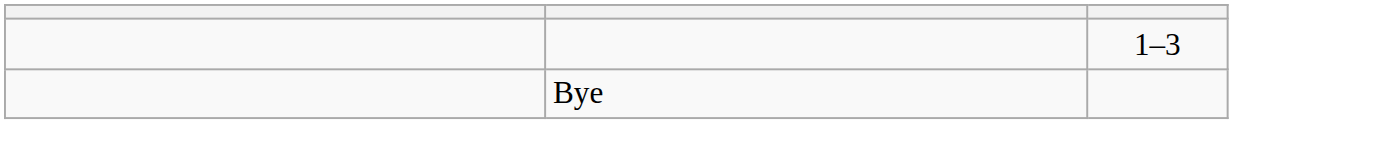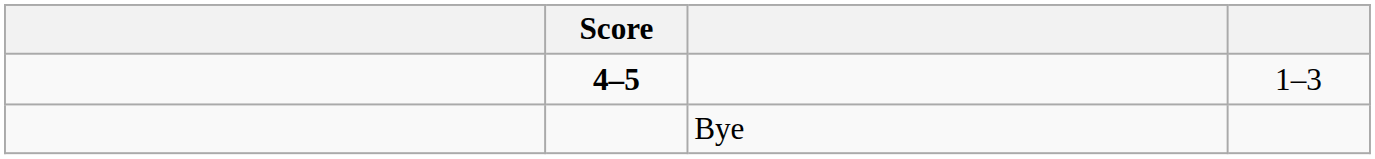+ column: (616, 29)
